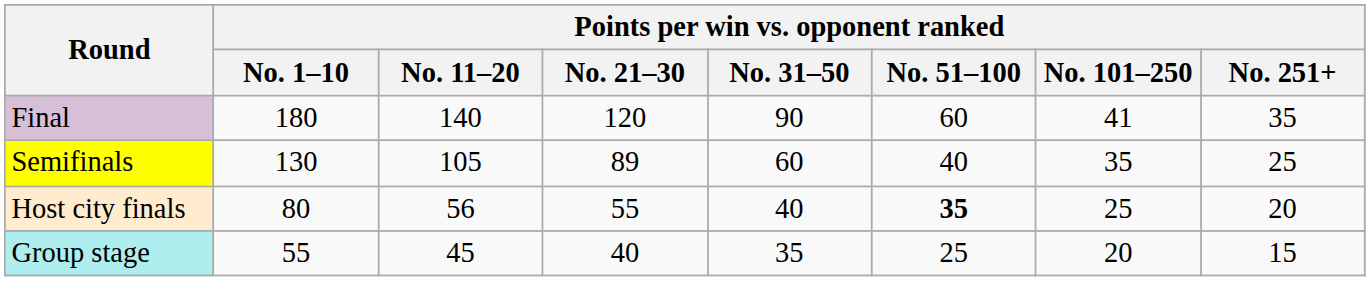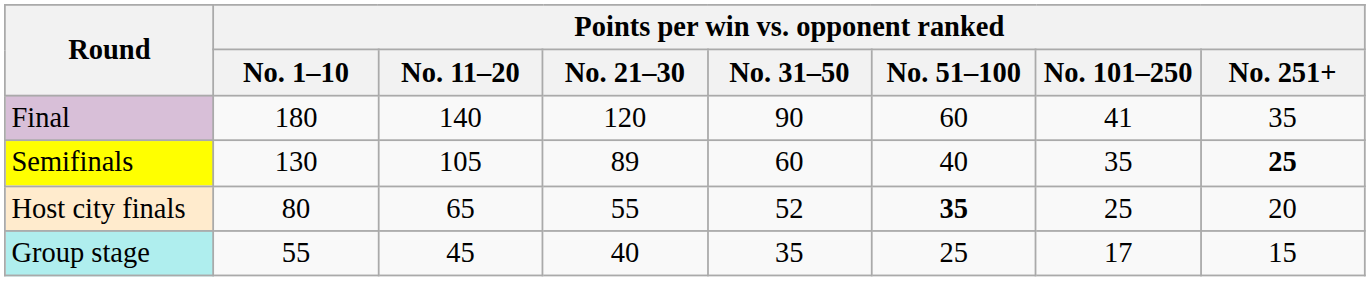(1283, 162) normal -> (1283, 162) bold
(460, 207) 56 -> (460, 207) 65
(789, 207) 40 -> (789, 207) 52
(1118, 252) 20 -> (1118, 252) 17
